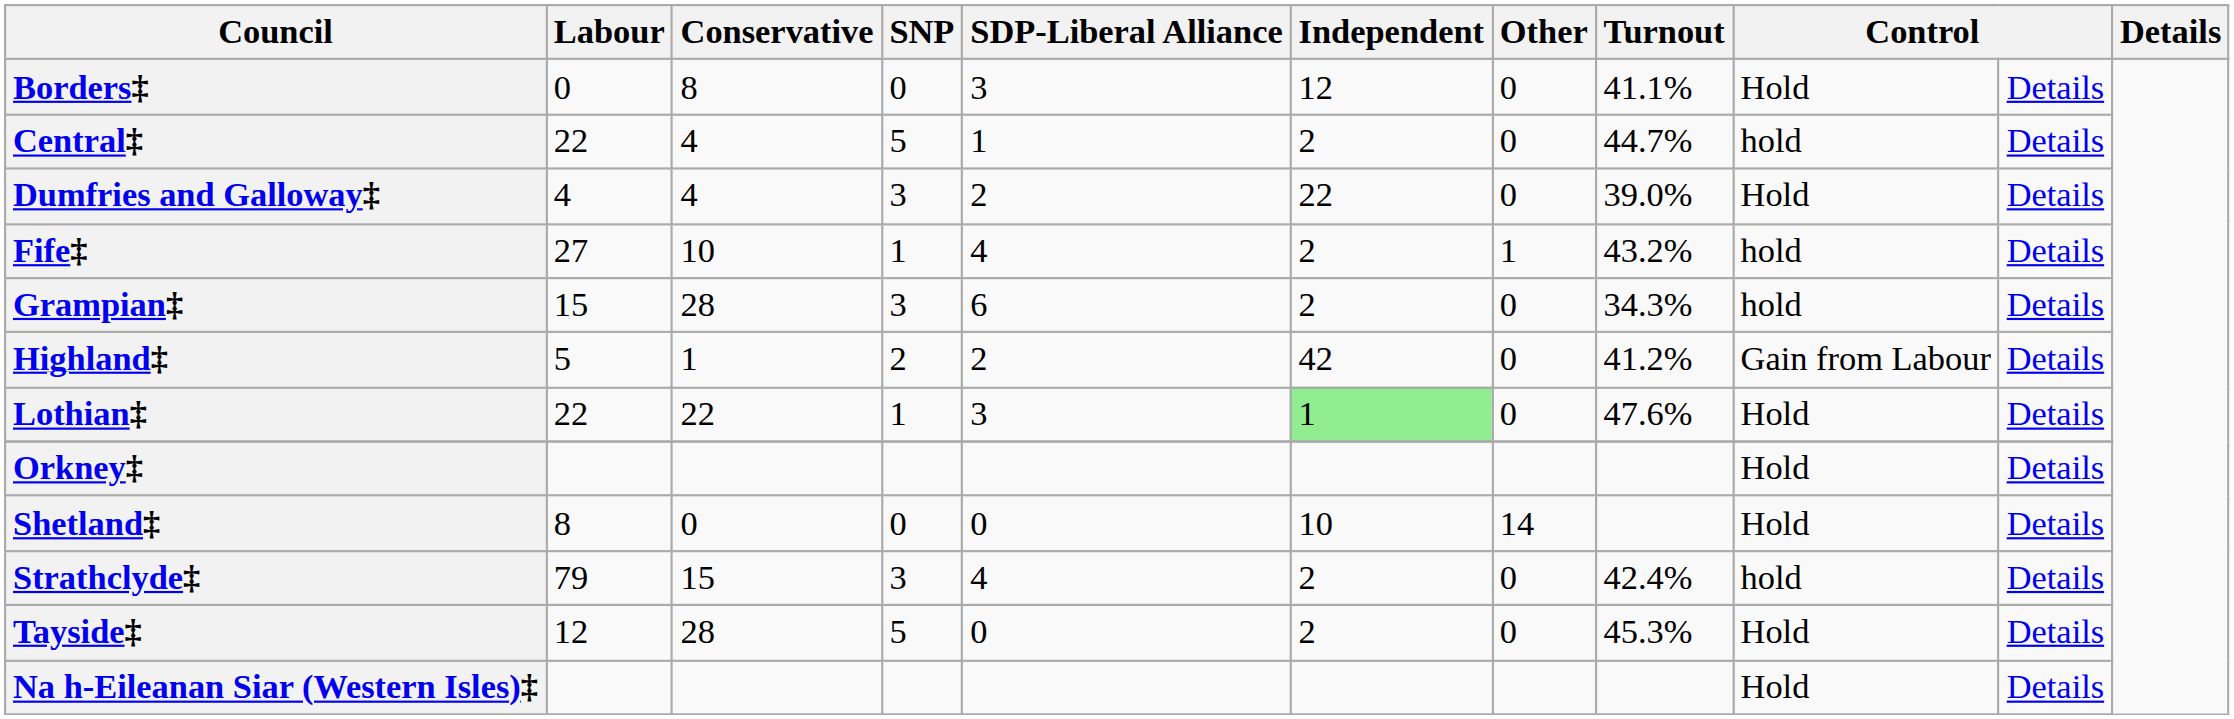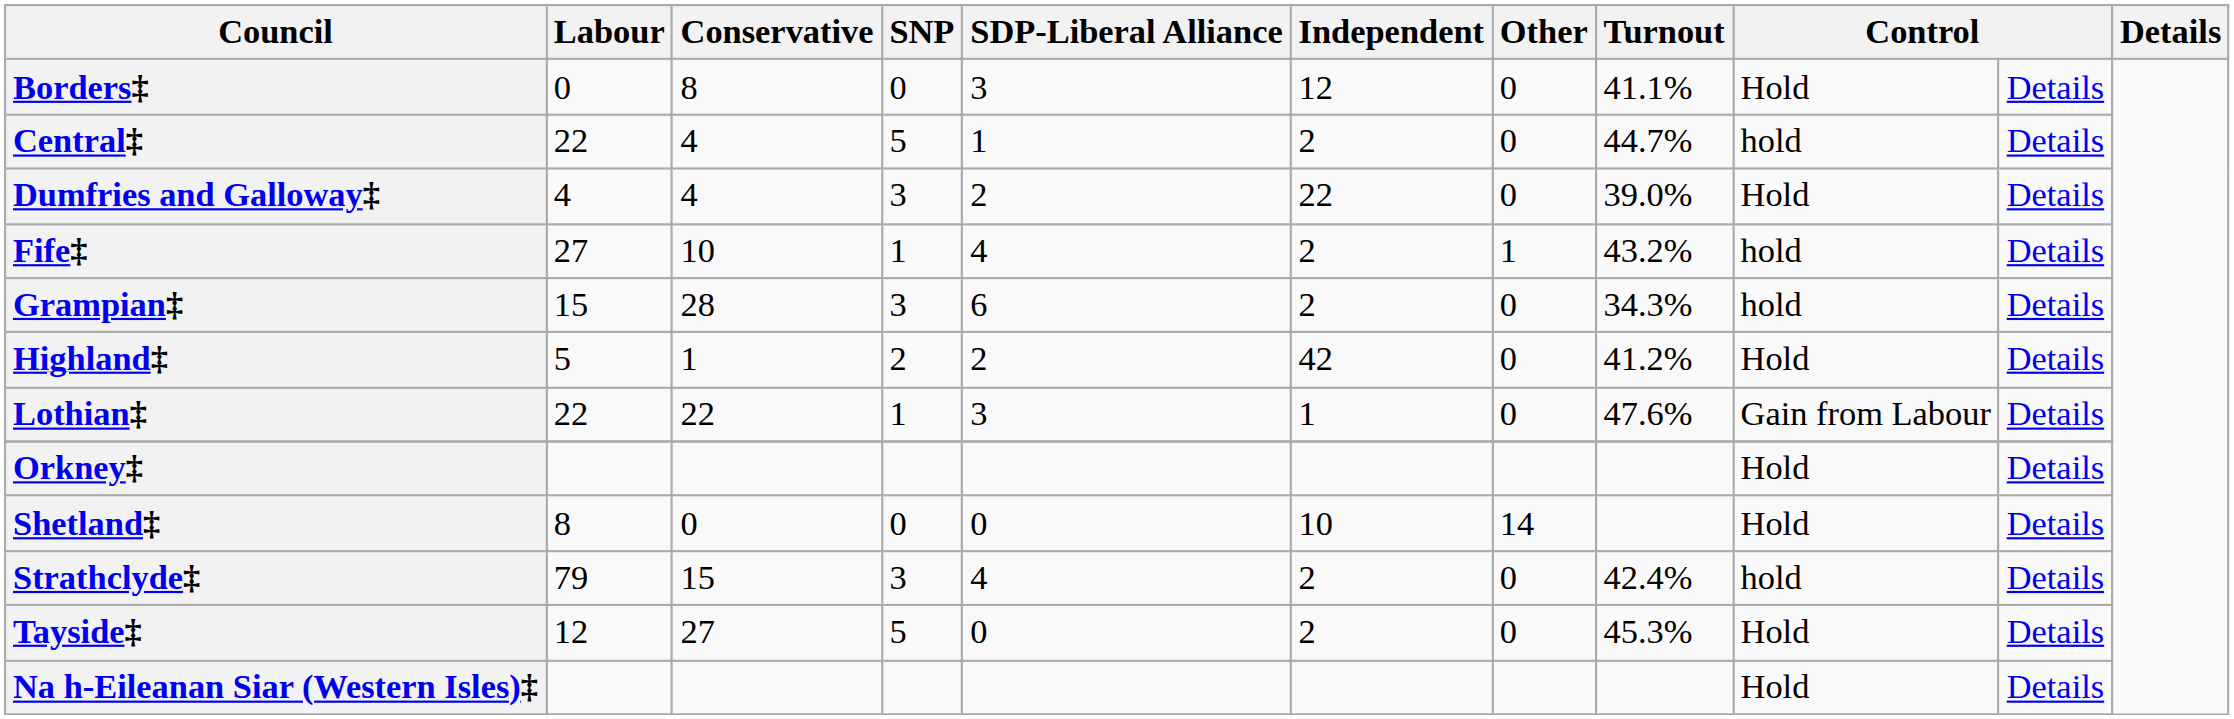(1866, 359) Gain from Labour -> (1775, 359) Hold
(1307, 413) lightgreen background -> (1307, 413) no background
(1775, 413) Hold -> (1866, 413) Gain from Labour
(698, 631) 28 -> (698, 631) 27
